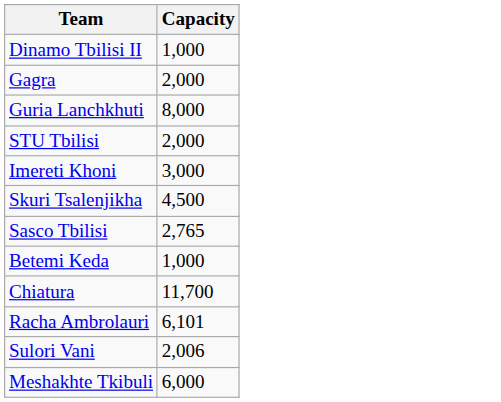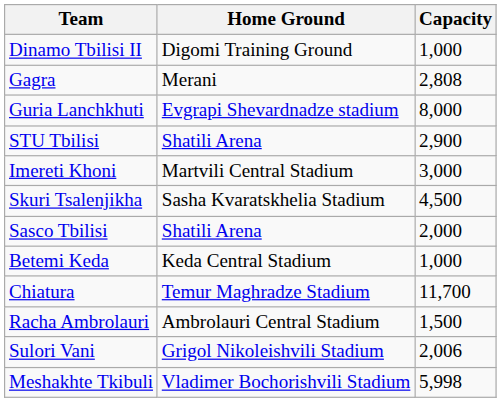+ column: (286, 19)
(183, 79) 2,000 -> (441, 79) 2,808
(183, 140) 2,000 -> (441, 140) 2,900
(183, 230) 2,765 -> (441, 230) 2,000
(183, 321) 6,101 -> (441, 321) 1,500
(183, 381) 6,000 -> (441, 381) 5,998
